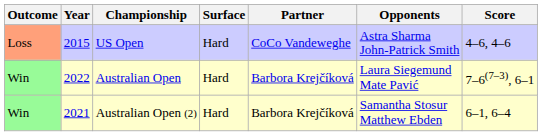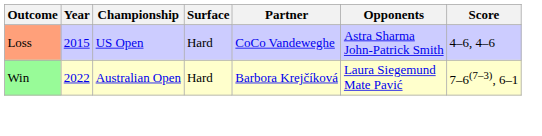- row: (146, 112)
